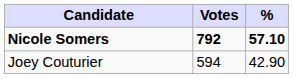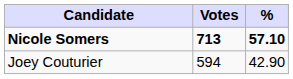(209, 39) 792 -> (209, 39) 713
